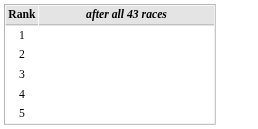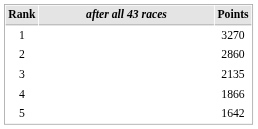+ column: (233, 15)
